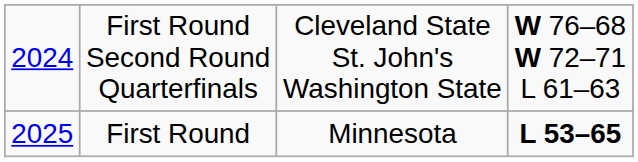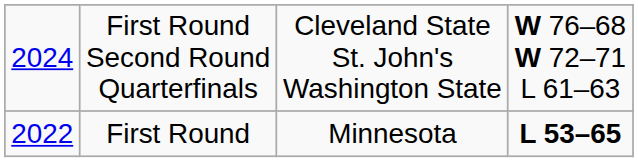(42, 133) 2025 -> (42, 133) 2022
